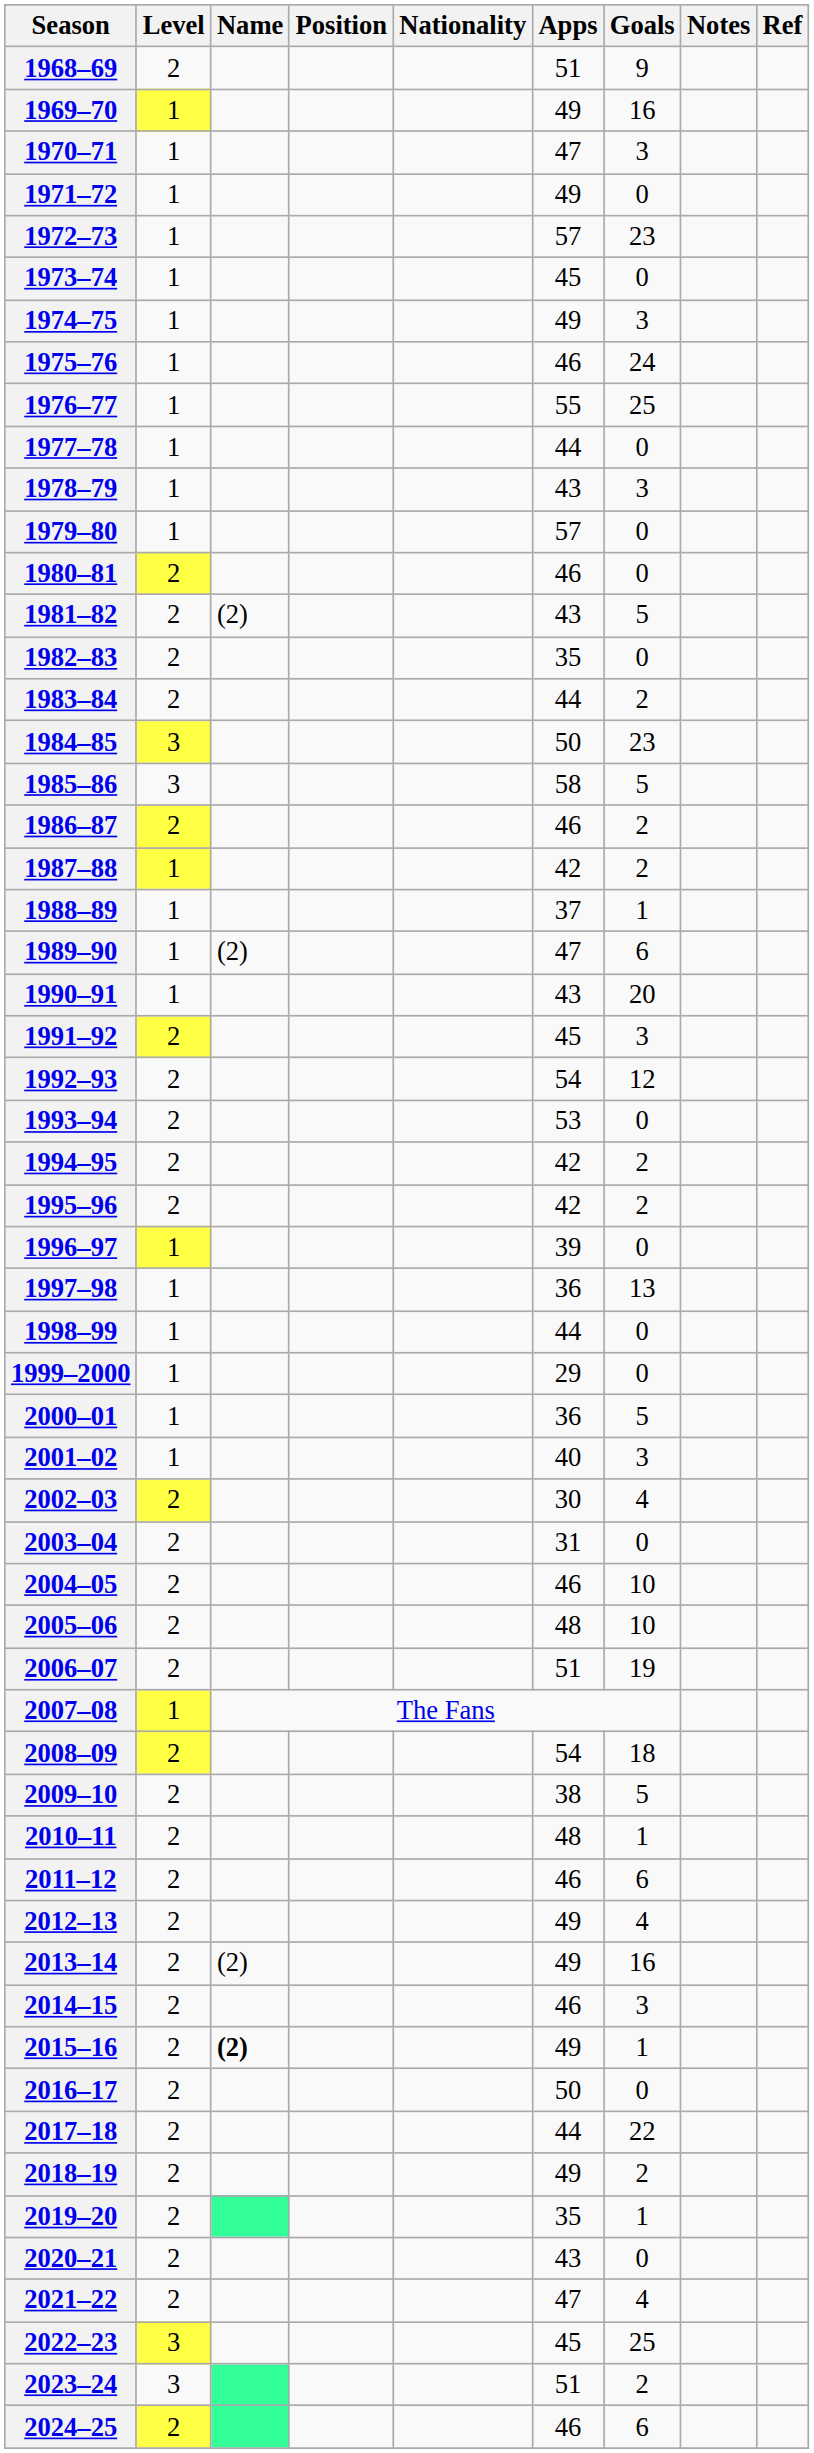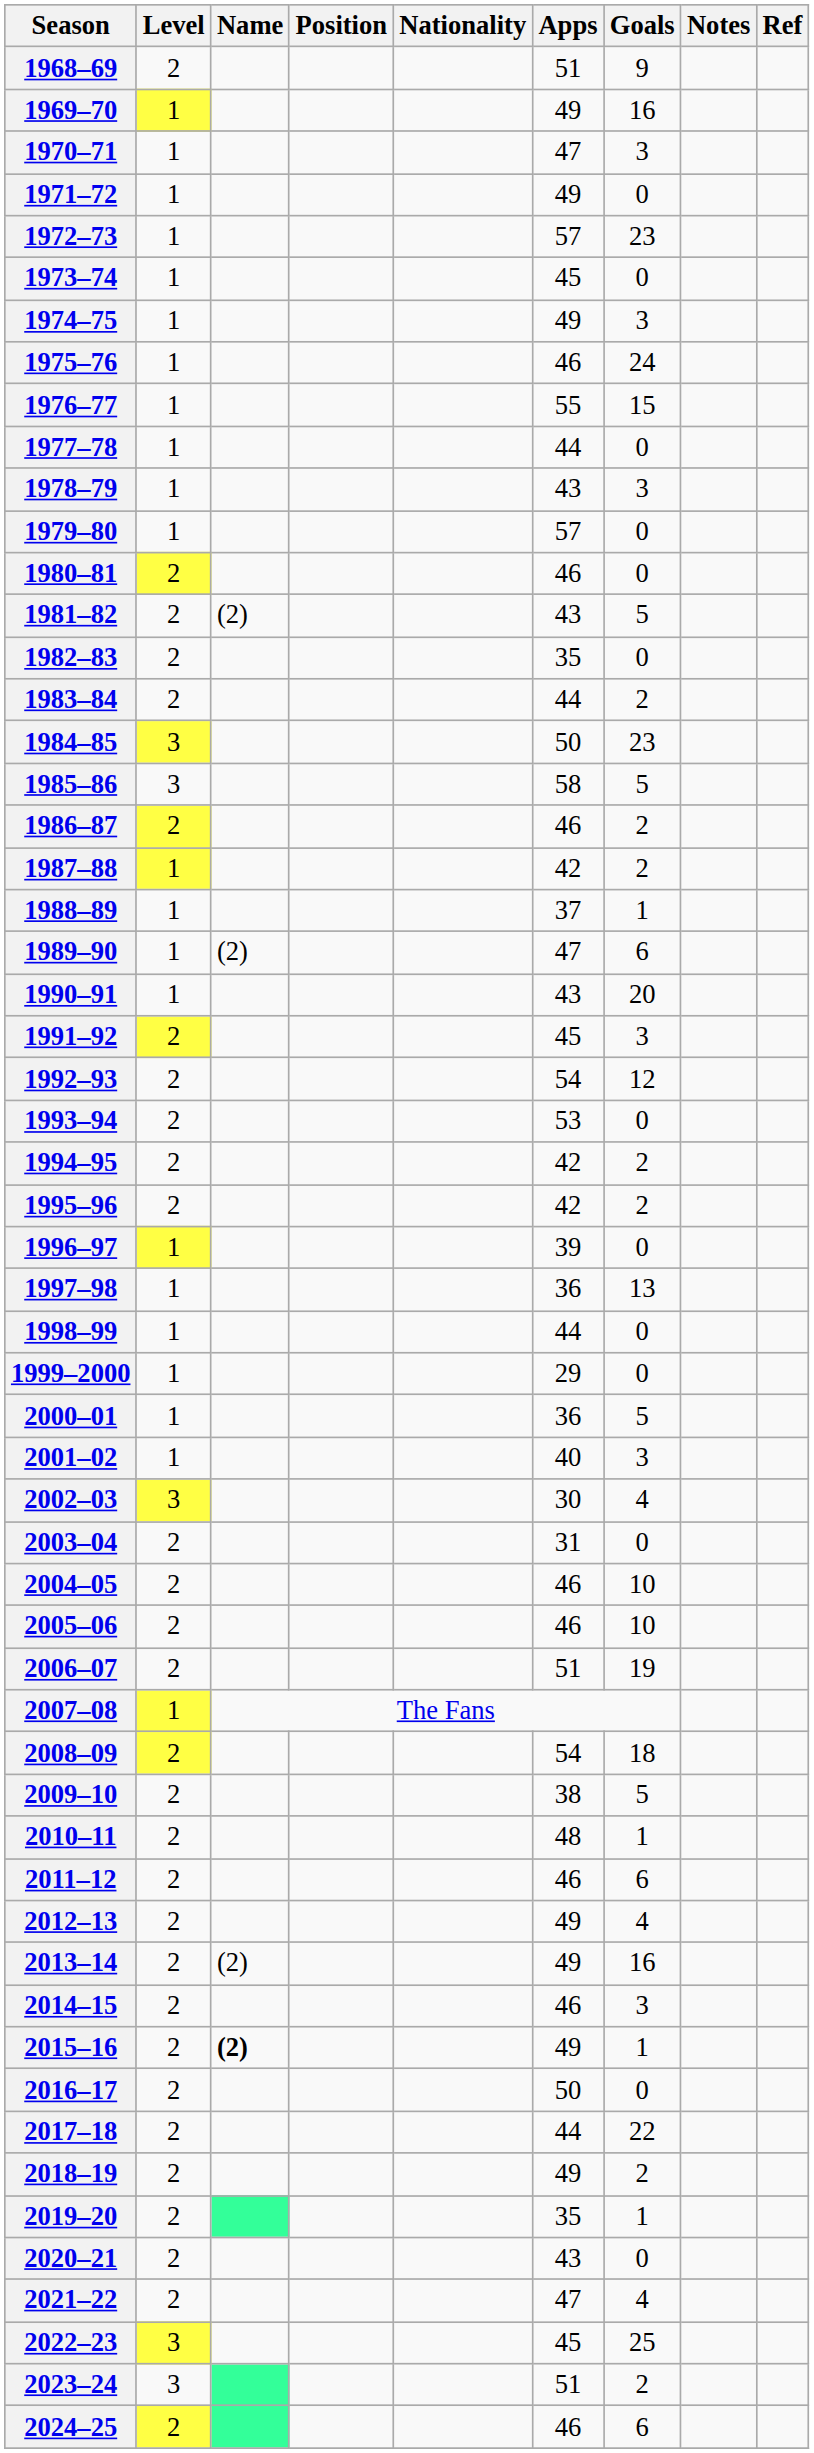(642, 404) 25 -> (642, 404) 15
(174, 1499) 2 -> (174, 1499) 3
(568, 1626) 48 -> (568, 1626) 46
